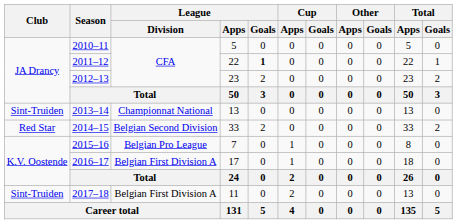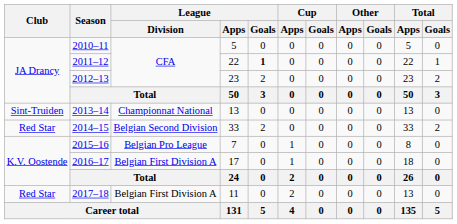(37, 194) Sint-Truiden -> (37, 194) Red Star
